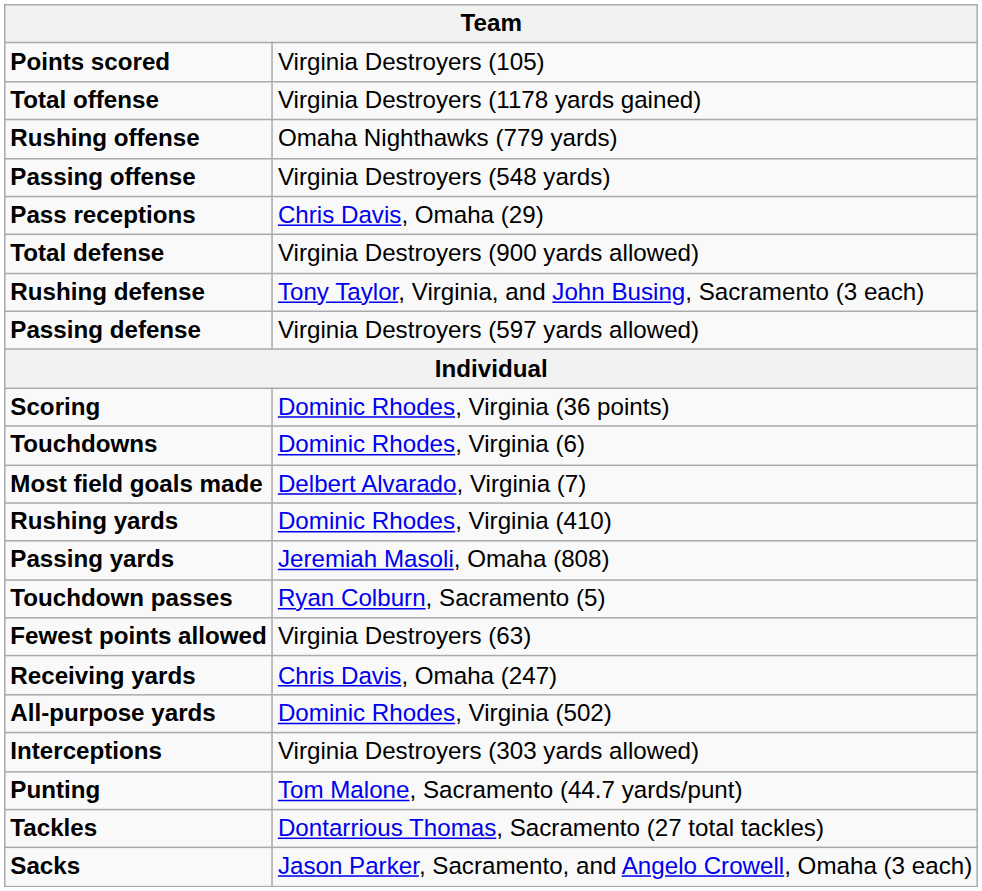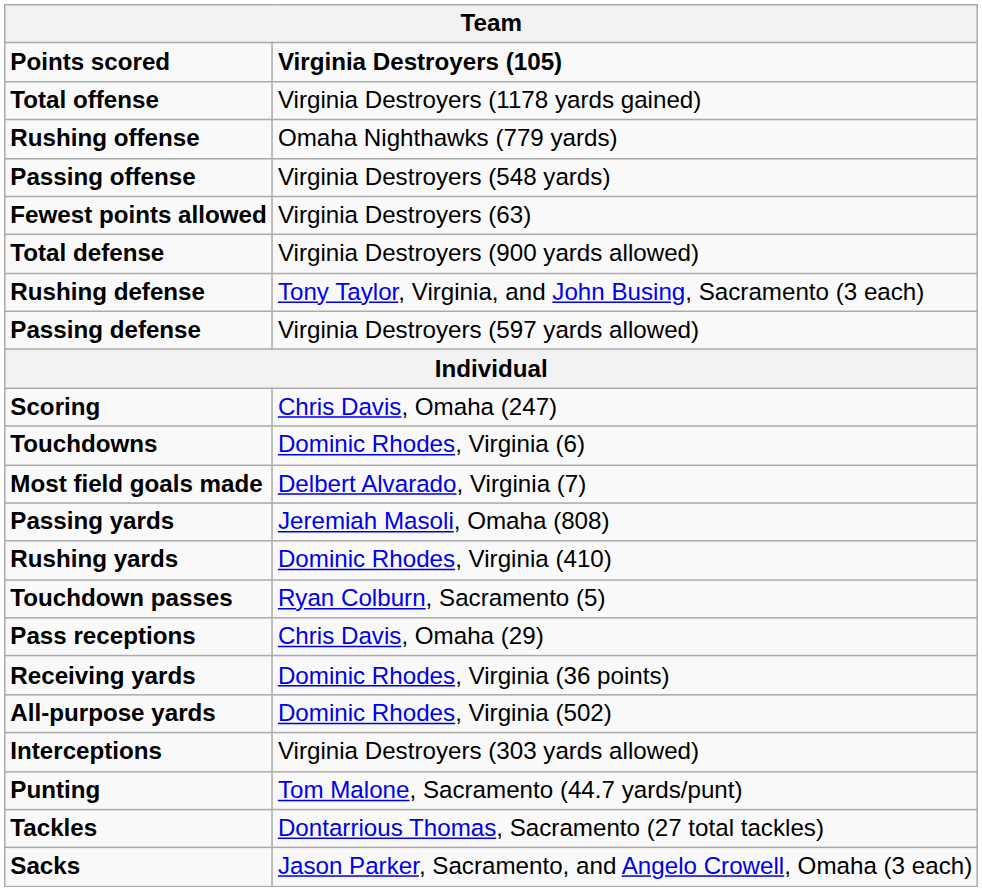(411, 61) normal -> (420, 61) bold
rows swapped: (139, 636) <-> (103, 215)
(474, 406) Dominic Rhodes, Virginia (36 points) -> (418, 406) Chris Davis, Omaha (247)
rows swapped: (94, 521) <-> (92, 560)
(418, 675) Chris Davis, Omaha (247) -> (474, 675) Dominic Rhodes, Virginia (36 points)
